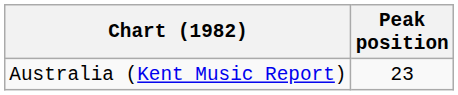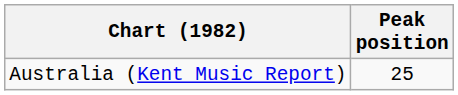(402, 74) 23 -> (402, 74) 25
